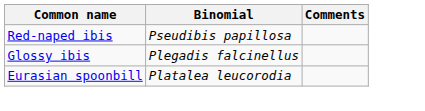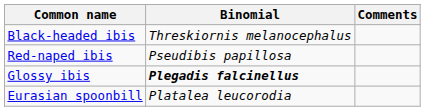+ row: (71, 35)
(224, 55) normal -> (224, 76) bold
